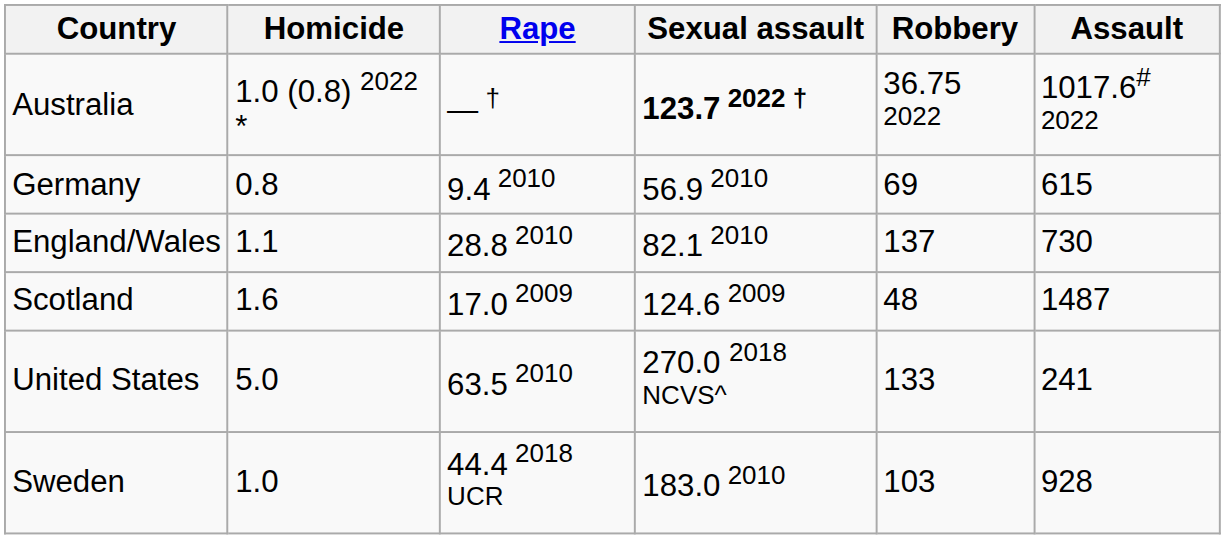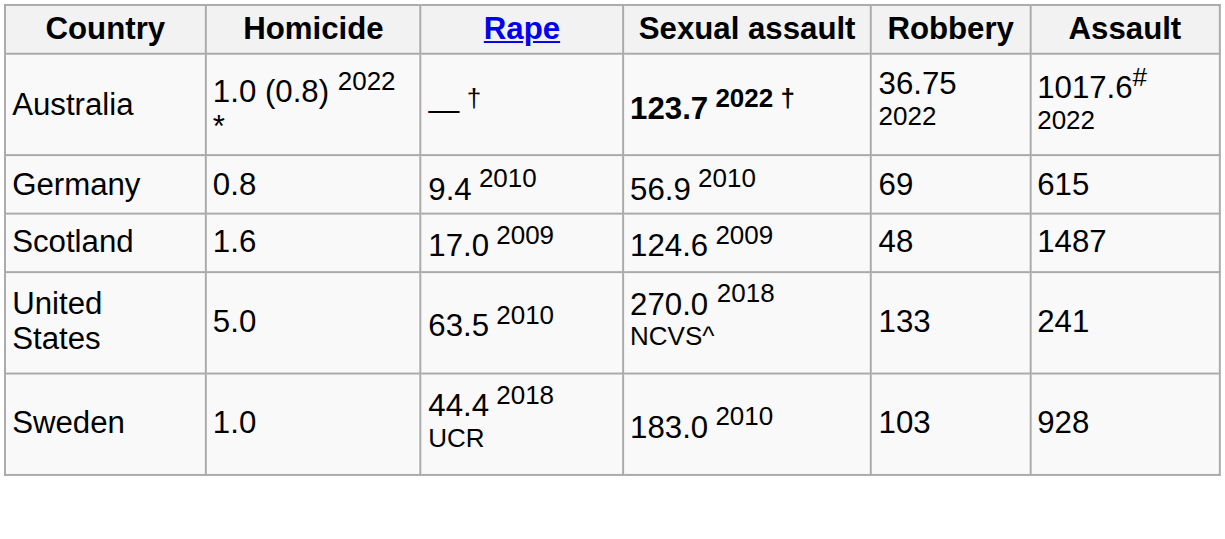- row: (117, 242)
